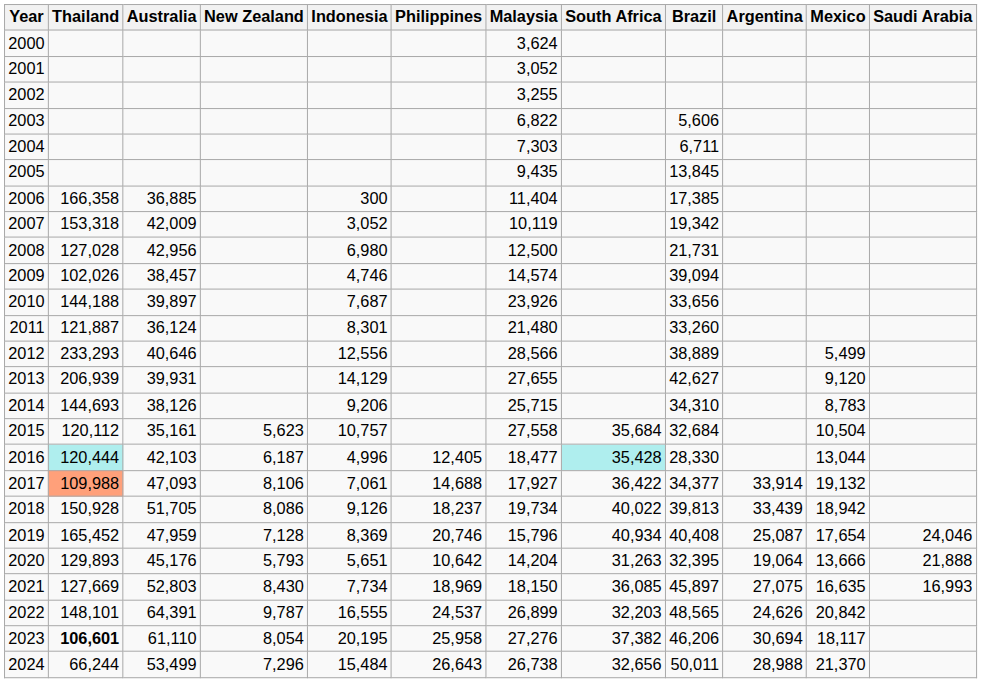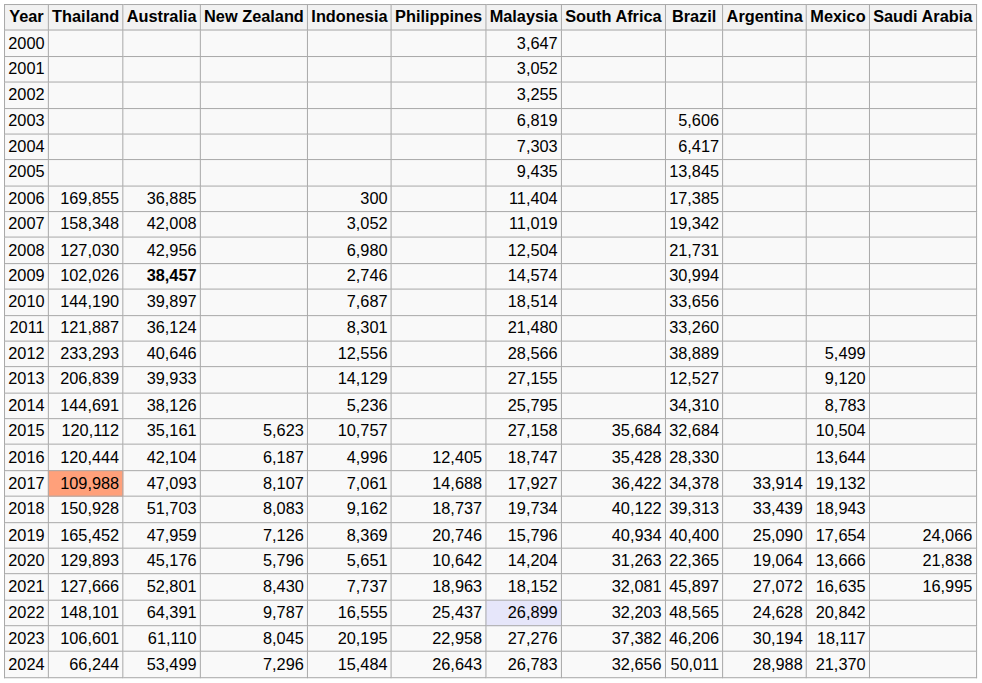(537, 43) 3,624 -> (537, 43) 3,647
(537, 120) 6,822 -> (537, 120) 6,819
(699, 146) 6,711 -> (699, 146) 6,417
(90, 198) 166,358 -> (90, 198) 169,855
(90, 224) 153,318 -> (90, 224) 158,348
(172, 224) 42,009 -> (172, 224) 42,008
(533, 224) 10,119 -> (533, 224) 11,019
(90, 250) 127,028 -> (90, 250) 127,030
(533, 250) 12,500 -> (533, 250) 12,504
(172, 276) normal -> (172, 276) bold
(367, 276) 4,746 -> (367, 276) 2,746
(694, 276) 39,094 -> (694, 276) 30,994
(90, 302) 144,188 -> (90, 302) 144,190
(533, 302) 23,926 -> (533, 302) 18,514
(90, 379) 206,939 -> (90, 379) 206,839
(172, 379) 39,931 -> (172, 379) 39,933
(533, 379) 27,655 -> (533, 379) 27,155
(694, 379) 42,627 -> (694, 379) 12,527
(90, 405) 144,693 -> (90, 405) 144,691
(367, 405) 9,206 -> (367, 405) 5,236
(533, 405) 25,715 -> (533, 405) 25,795
(533, 431) 27,558 -> (533, 431) 27,158
(90, 457) paleturquoise background -> (90, 457) no background
(172, 457) 42,103 -> (172, 457) 42,104
(533, 457) 18,477 -> (533, 457) 18,747
(637, 457) paleturquoise background -> (637, 457) no background
(841, 457) 13,044 -> (841, 457) 13,644
(283, 483) 8,106 -> (283, 483) 8,107
(694, 483) 34,377 -> (694, 483) 34,378
(172, 509) 51,705 -> (172, 509) 51,703
(283, 509) 8,086 -> (283, 509) 8,083
(367, 509) 9,126 -> (367, 509) 9,162
(457, 509) 18,237 -> (457, 509) 18,737
(637, 509) 40,022 -> (637, 509) 40,122
(694, 509) 39,813 -> (694, 509) 39,313
(841, 509) 18,942 -> (841, 509) 18,943
(283, 535) 7,128 -> (283, 535) 7,126
(694, 535) 40,408 -> (694, 535) 40,400
(778, 535) 25,087 -> (778, 535) 25,090
(947, 535) 24,046 -> (947, 535) 24,066
(283, 560) 5,793 -> (283, 560) 5,796
(694, 560) 32,395 -> (694, 560) 22,365
(947, 560) 21,888 -> (947, 560) 21,838
(90, 586) 127,669 -> (90, 586) 127,666
(172, 586) 52,803 -> (172, 586) 52,801
(367, 586) 7,734 -> (367, 586) 7,737
(457, 586) 18,969 -> (457, 586) 18,963
(533, 586) 18,150 -> (533, 586) 18,152
(637, 586) 36,085 -> (637, 586) 32,081
(778, 586) 27,075 -> (778, 586) 27,072
(947, 586) 16,993 -> (947, 586) 16,995
(457, 612) 24,537 -> (457, 612) 25,437
(533, 612) no background -> (533, 612) lavender background
(778, 612) 24,626 -> (778, 612) 24,628
(90, 638) bold -> (90, 638) normal
(283, 638) 8,054 -> (283, 638) 8,045
(457, 638) 25,958 -> (457, 638) 22,958
(778, 638) 30,694 -> (778, 638) 30,194
(533, 664) 26,738 -> (533, 664) 26,783
